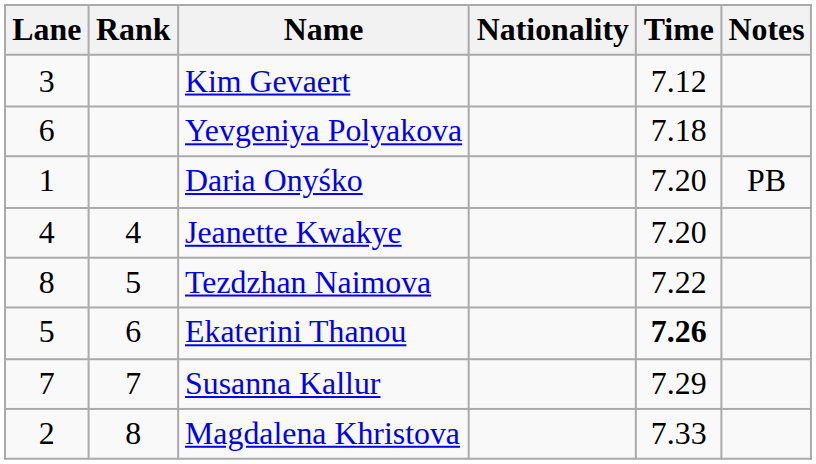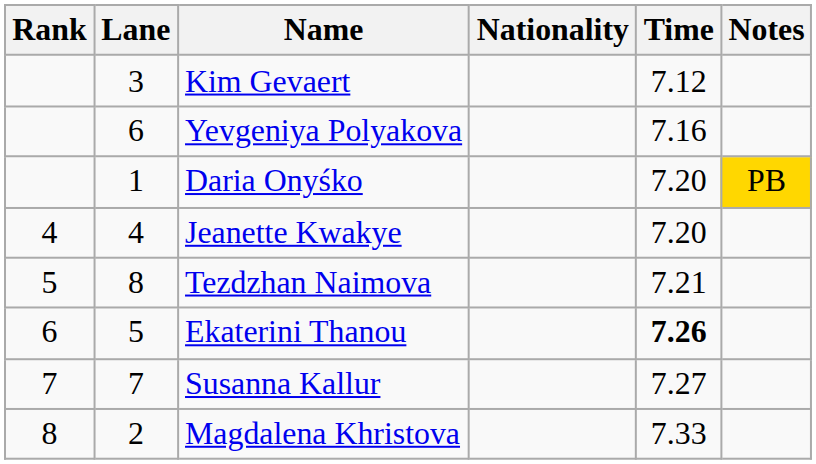columns swapped: (133, 29) <-> (47, 29)
(679, 130) 7.18 -> (679, 130) 7.16
(766, 181) no background -> (766, 181) gold background
(679, 282) 7.22 -> (679, 282) 7.21
(679, 383) 7.29 -> (679, 383) 7.27
